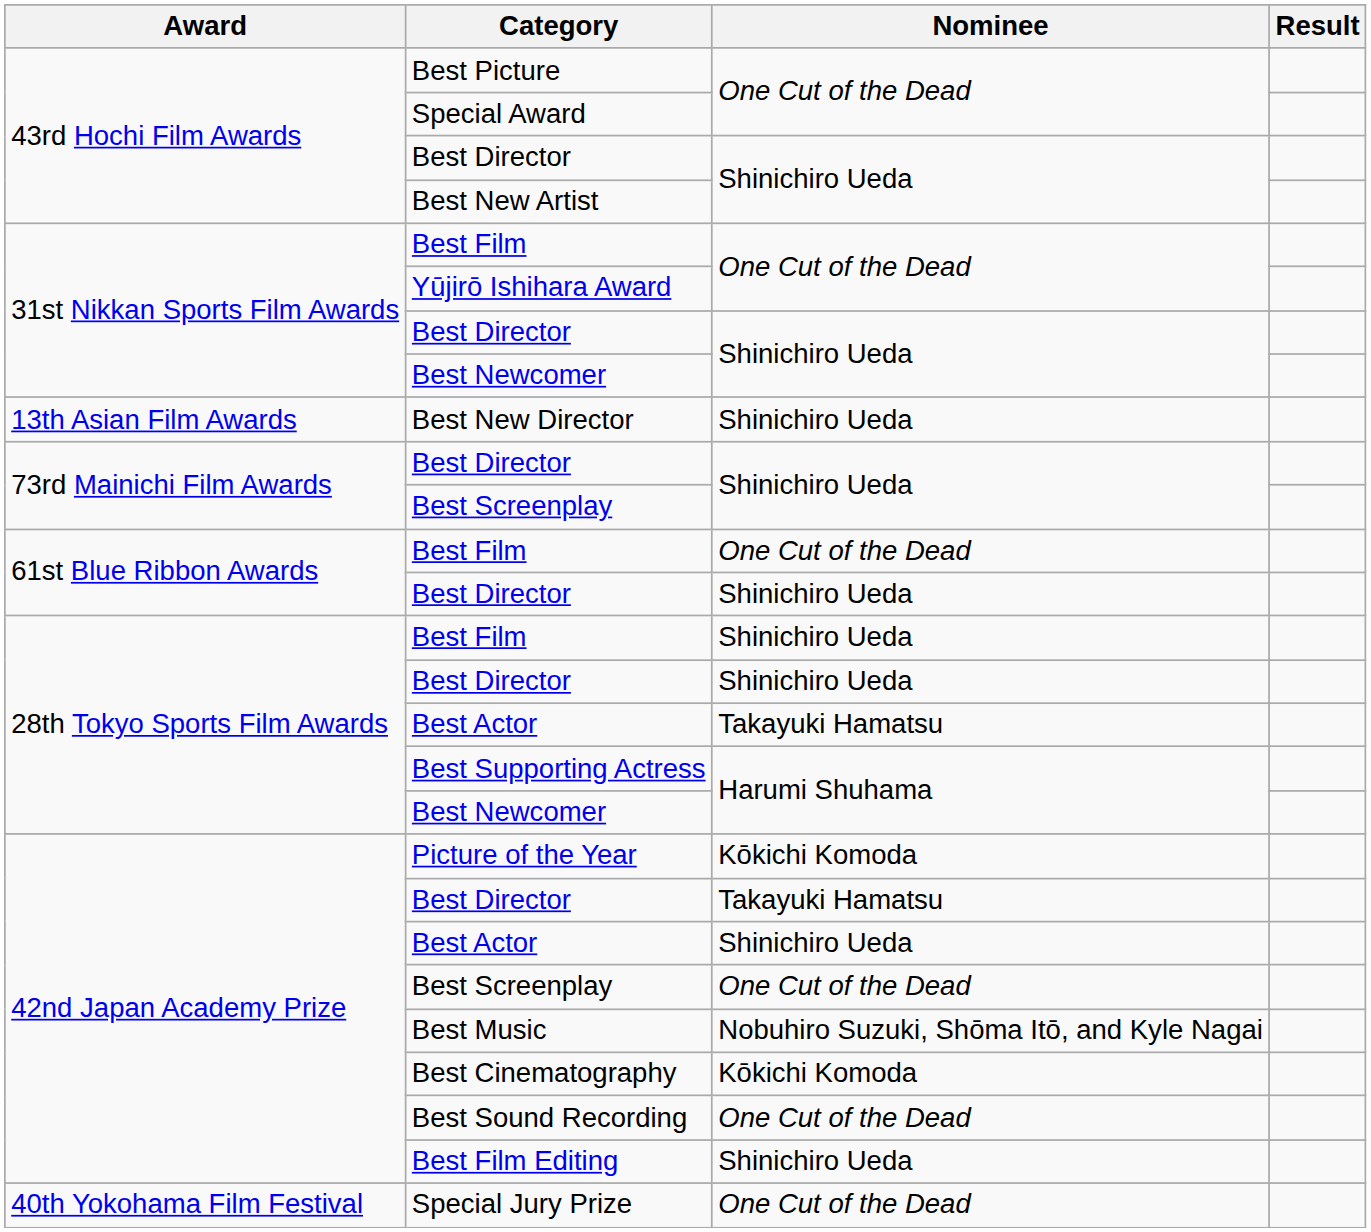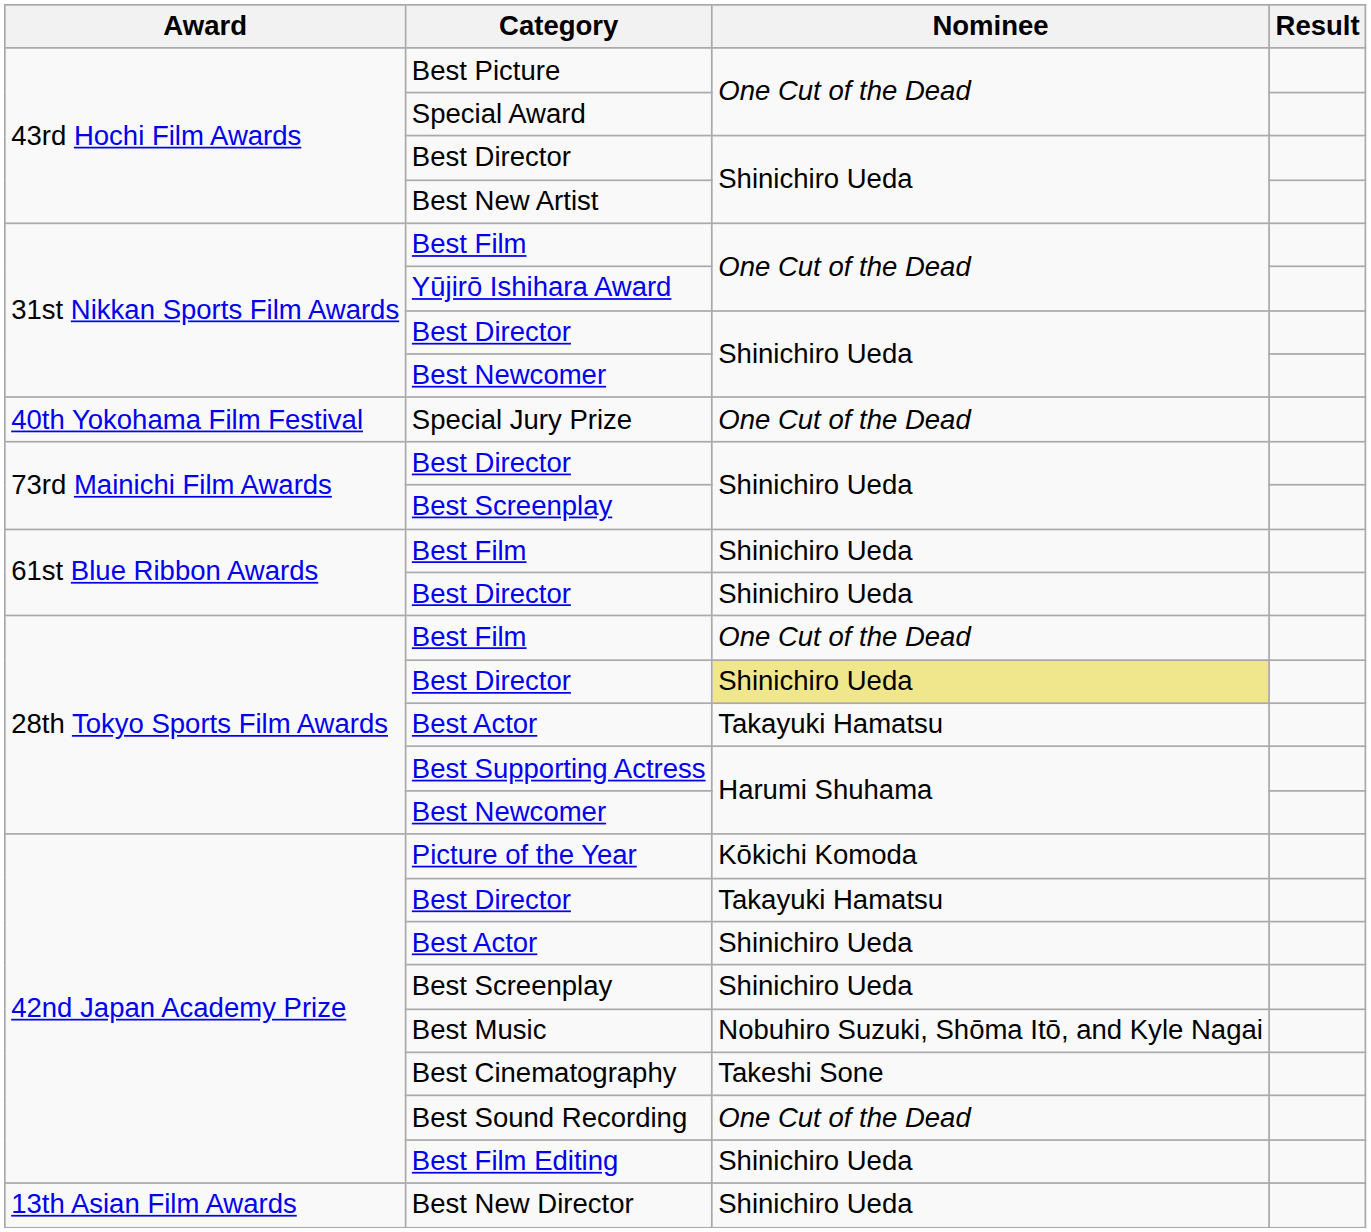rows swapped: (187, 1204) <-> (154, 419)
(844, 550) One Cut of the Dead -> (815, 550) Shinichiro Ueda
(815, 637) Shinichiro Ueda -> (844, 637) One Cut of the Dead
(815, 680) no background -> (815, 680) khaki background
(844, 986) One Cut of the Dead -> (815, 986) Shinichiro Ueda
(818, 1073) Kōkichi Komoda -> (801, 1073) Takeshi Sone
